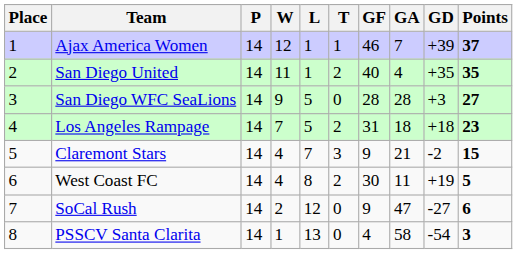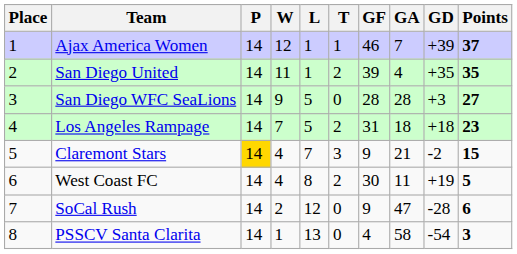(371, 72) 40 -> (371, 72) 39
(254, 153) no background -> (254, 153) gold background
(439, 208) -27 -> (439, 208) -28
